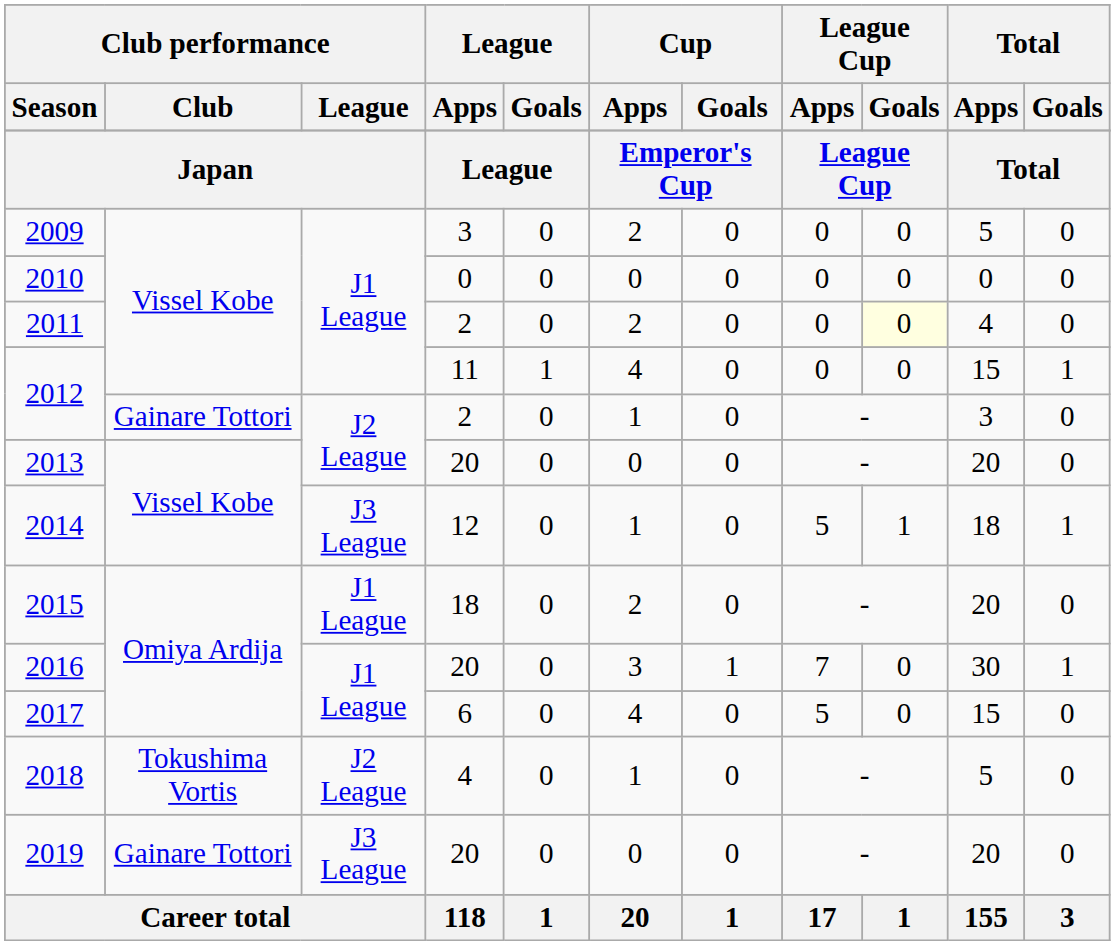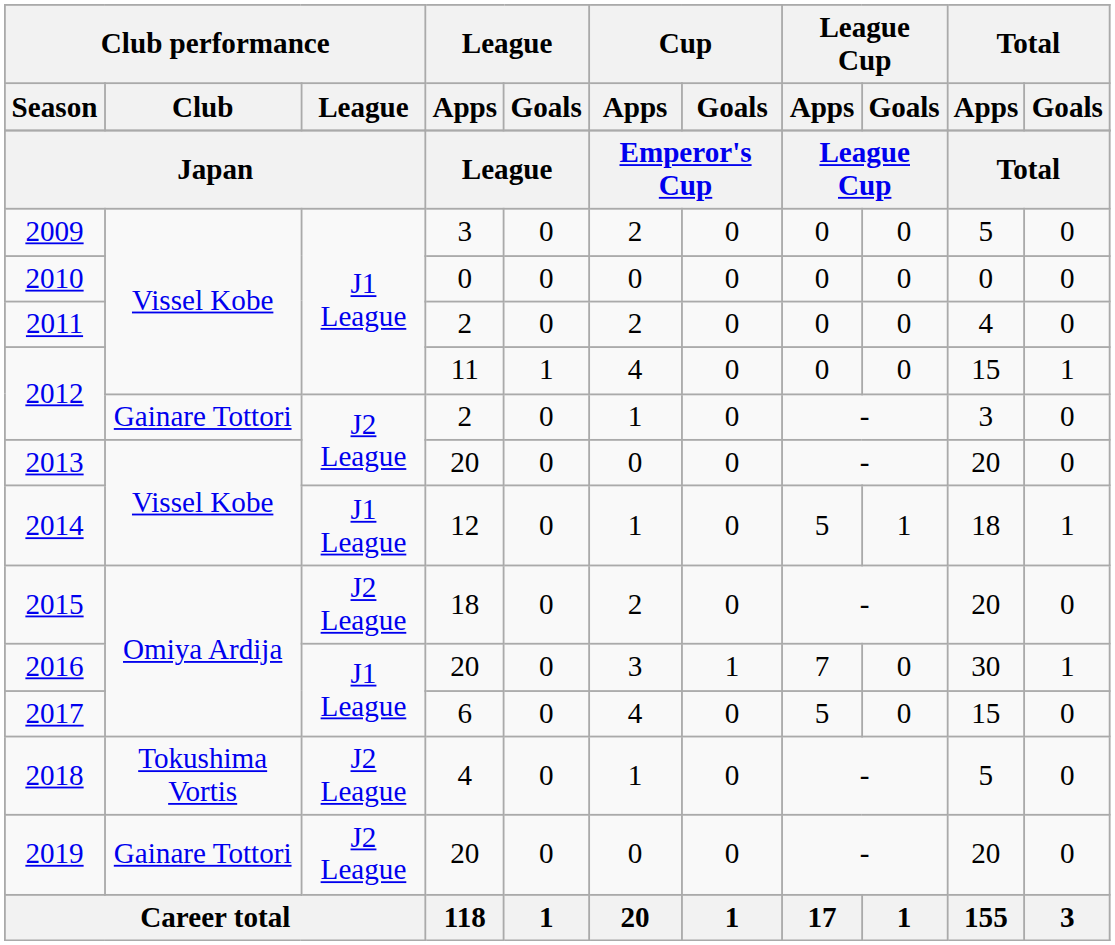(904, 324) lightyellow background -> (904, 324) no background
(363, 525) J3 League -> (363, 525) J1 League
(363, 604) J1 League -> (363, 604) J2 League
(363, 854) J3 League -> (363, 854) J2 League
